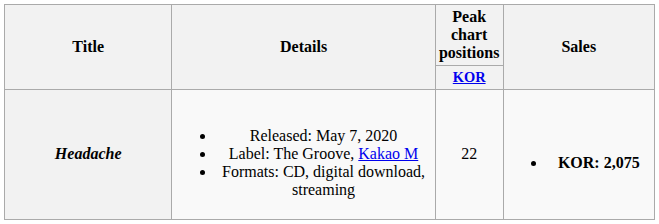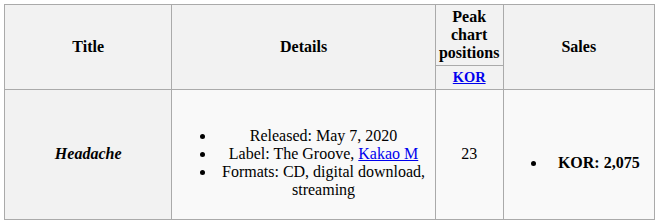(469, 154) 22 -> (469, 154) 23
